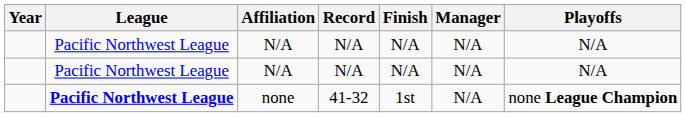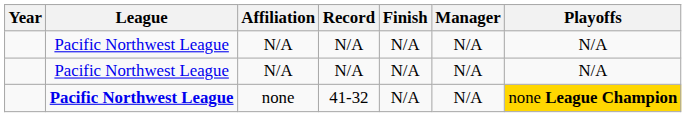(405, 97) 1st -> (405, 97) N/A
(593, 97) no background -> (593, 97) gold background
